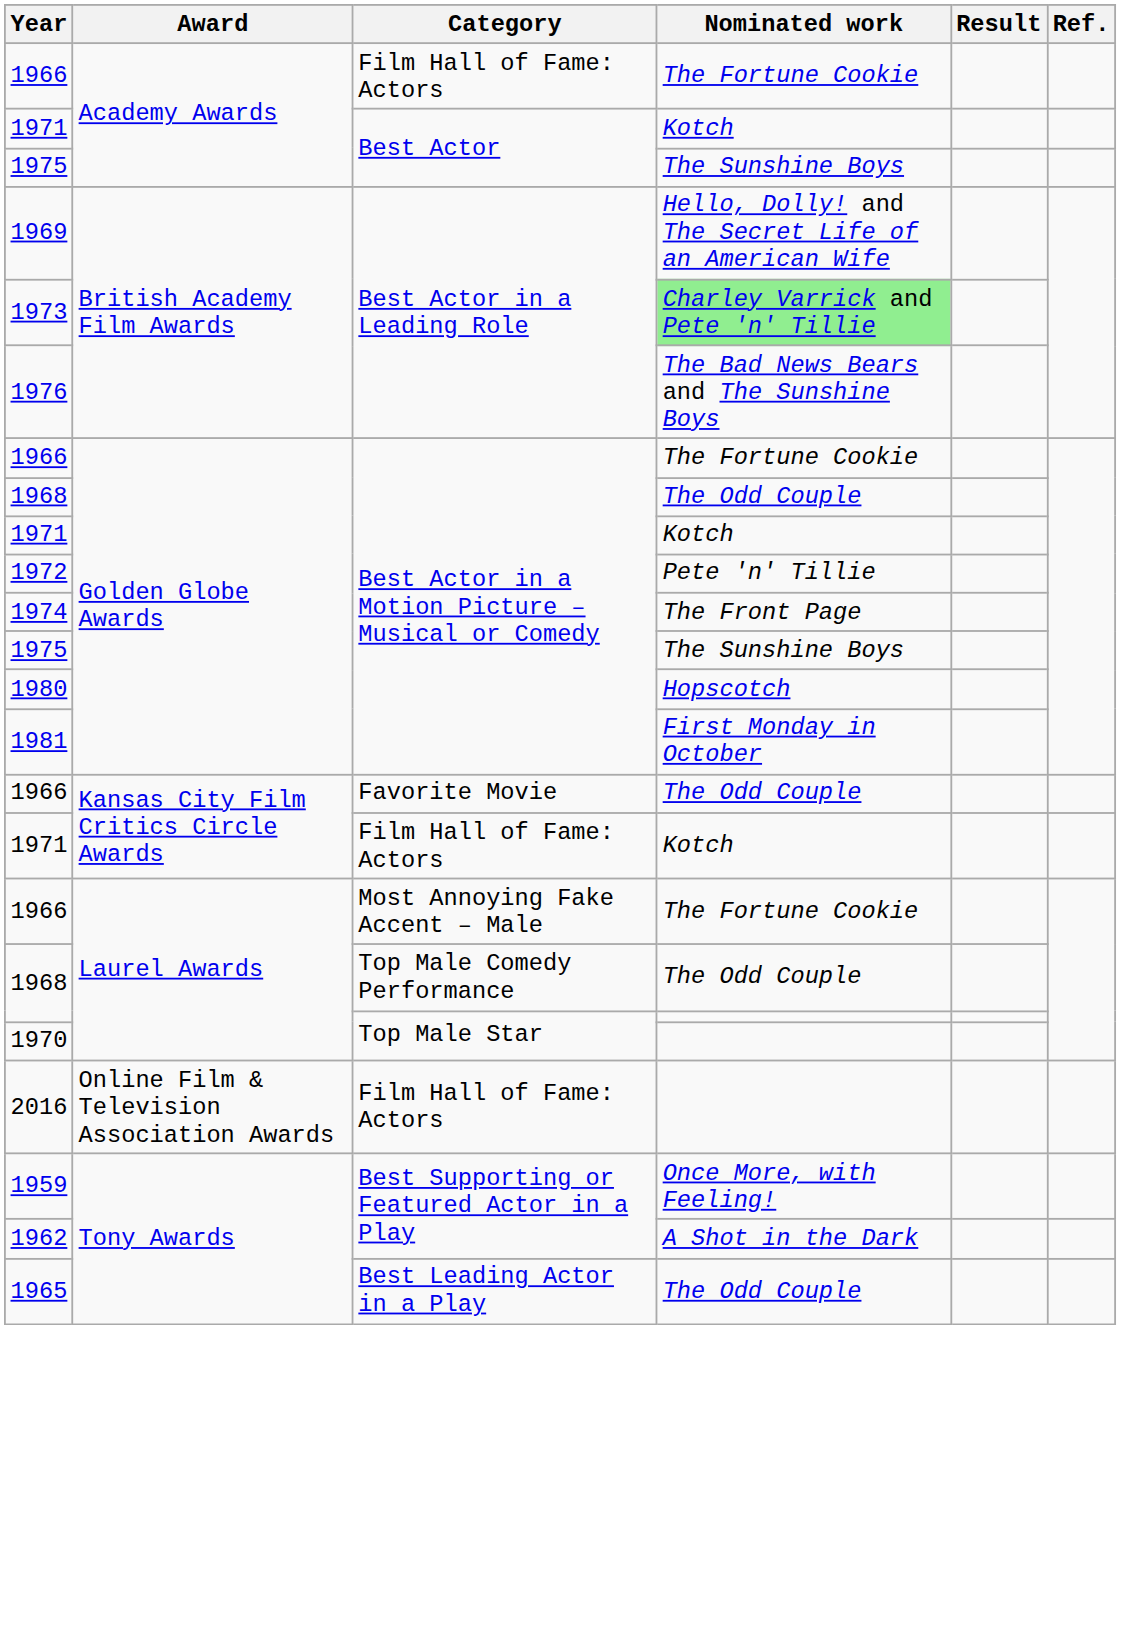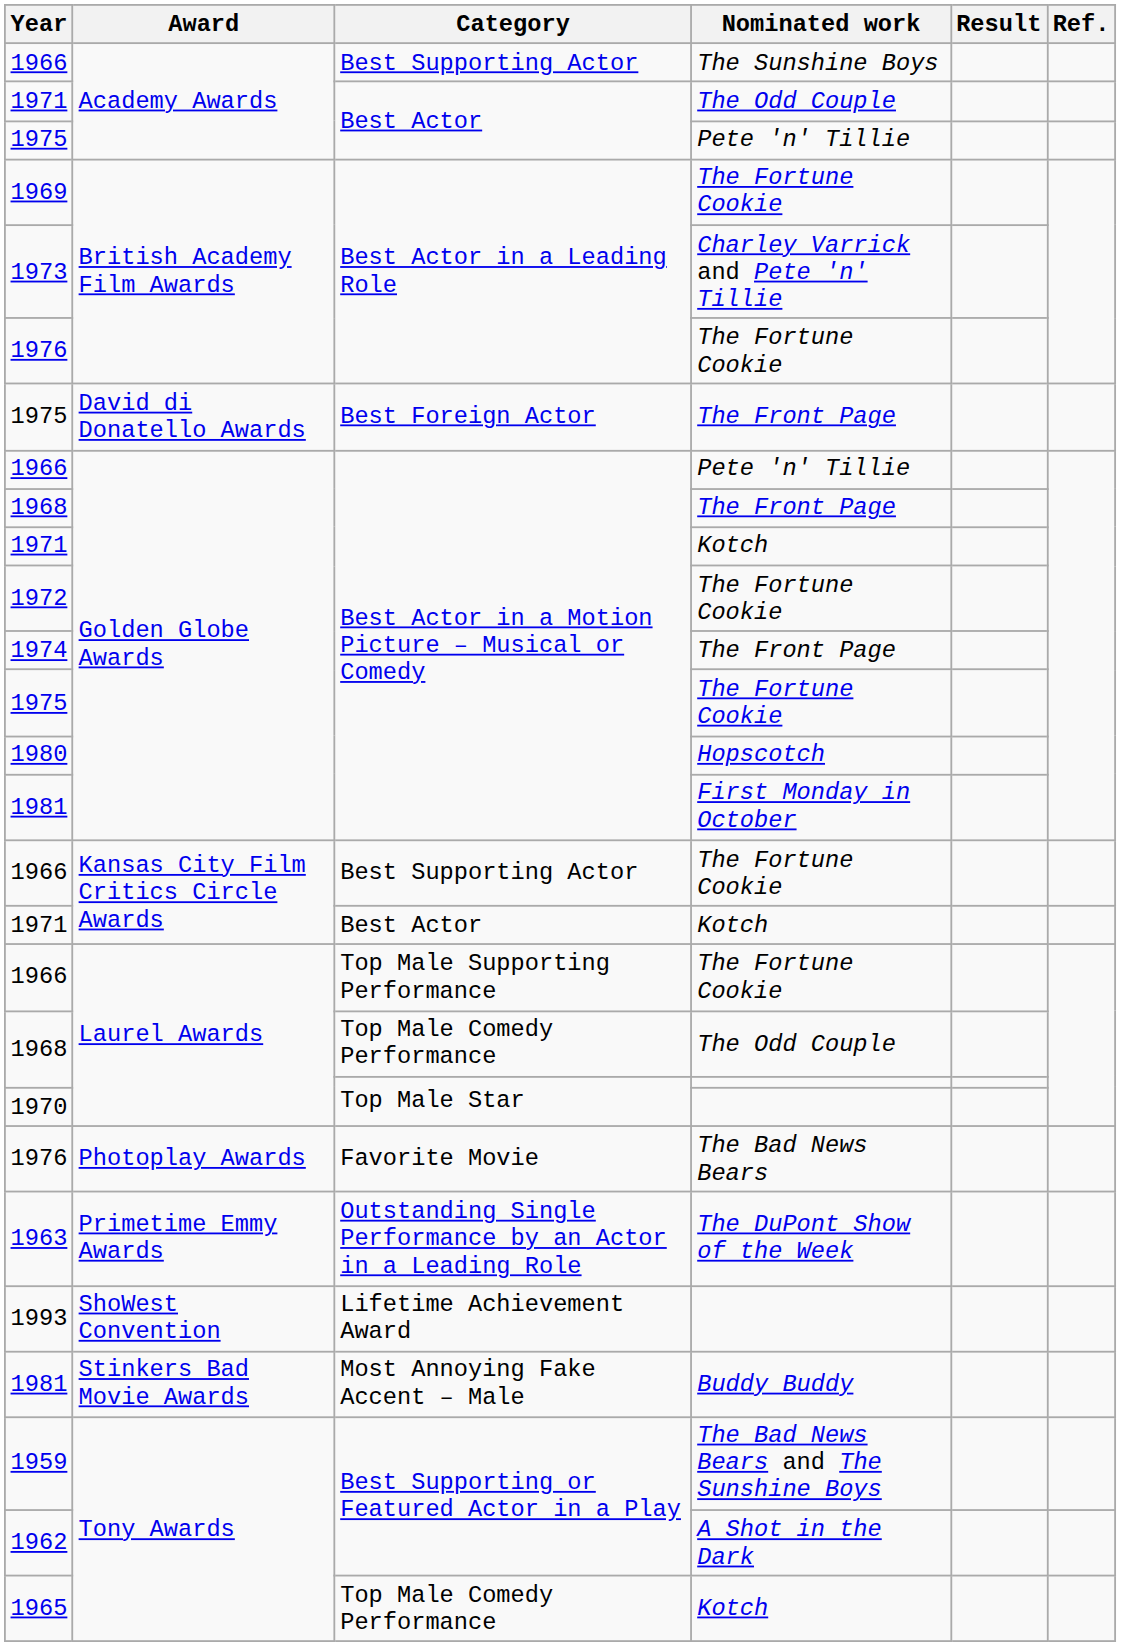(486, 76) Film Hall of Fame: Actors -> (489, 63) Best Supporting Actor
(790, 76) The Fortune Cookie -> (818, 63) The Sunshine Boys
(698, 129) Kotch -> (797, 101) The Odd Couple
(783, 167) The Sunshine Boys -> (804, 140) Pete 'n' Tillie
(790, 233) Hello, Dolly! and The Secret Life of an American Wife -> (775, 192) The Fortune Cookie
(798, 313) lightgreen background -> (804, 272) no background
(790, 392) The Bad News Bears and The Sunshine Boys -> (775, 351) The Fortune Cookie
+ row: (39, 417)
(790, 458) The Fortune Cookie -> (804, 469) Pete 'n' Tillie
(762, 496) The Odd Couple -> (797, 508) The Front Page
(769, 574) Pete 'n' Tillie -> (775, 599) The Fortune Cookie
(783, 651) The Sunshine Boys -> (775, 703) The Fortune Cookie
(458, 794) Favorite Movie -> (489, 873) Best Supporting Actor
(762, 794) The Odd Couple -> (775, 873) The Fortune Cookie
(486, 846) Film Hall of Fame: Actors -> (411, 925) Best Actor
(486, 912) Most Annoying Fake Accent – Male -> (475, 978) Top Male Supporting Performance
- row: (39, 1107)
+ row: (39, 1159)
+ row: (39, 1239)
+ row: (39, 1318)
+ row: (39, 1384)
(769, 1186) Once More, with Feeling! -> (790, 1464) The Bad News Bears and The Sunshine Boys
(486, 1291) Best Leading Actor in a Play -> (447, 1609) Top Male Comedy Performance
(762, 1291) The Odd Couple -> (733, 1609) Kotch
